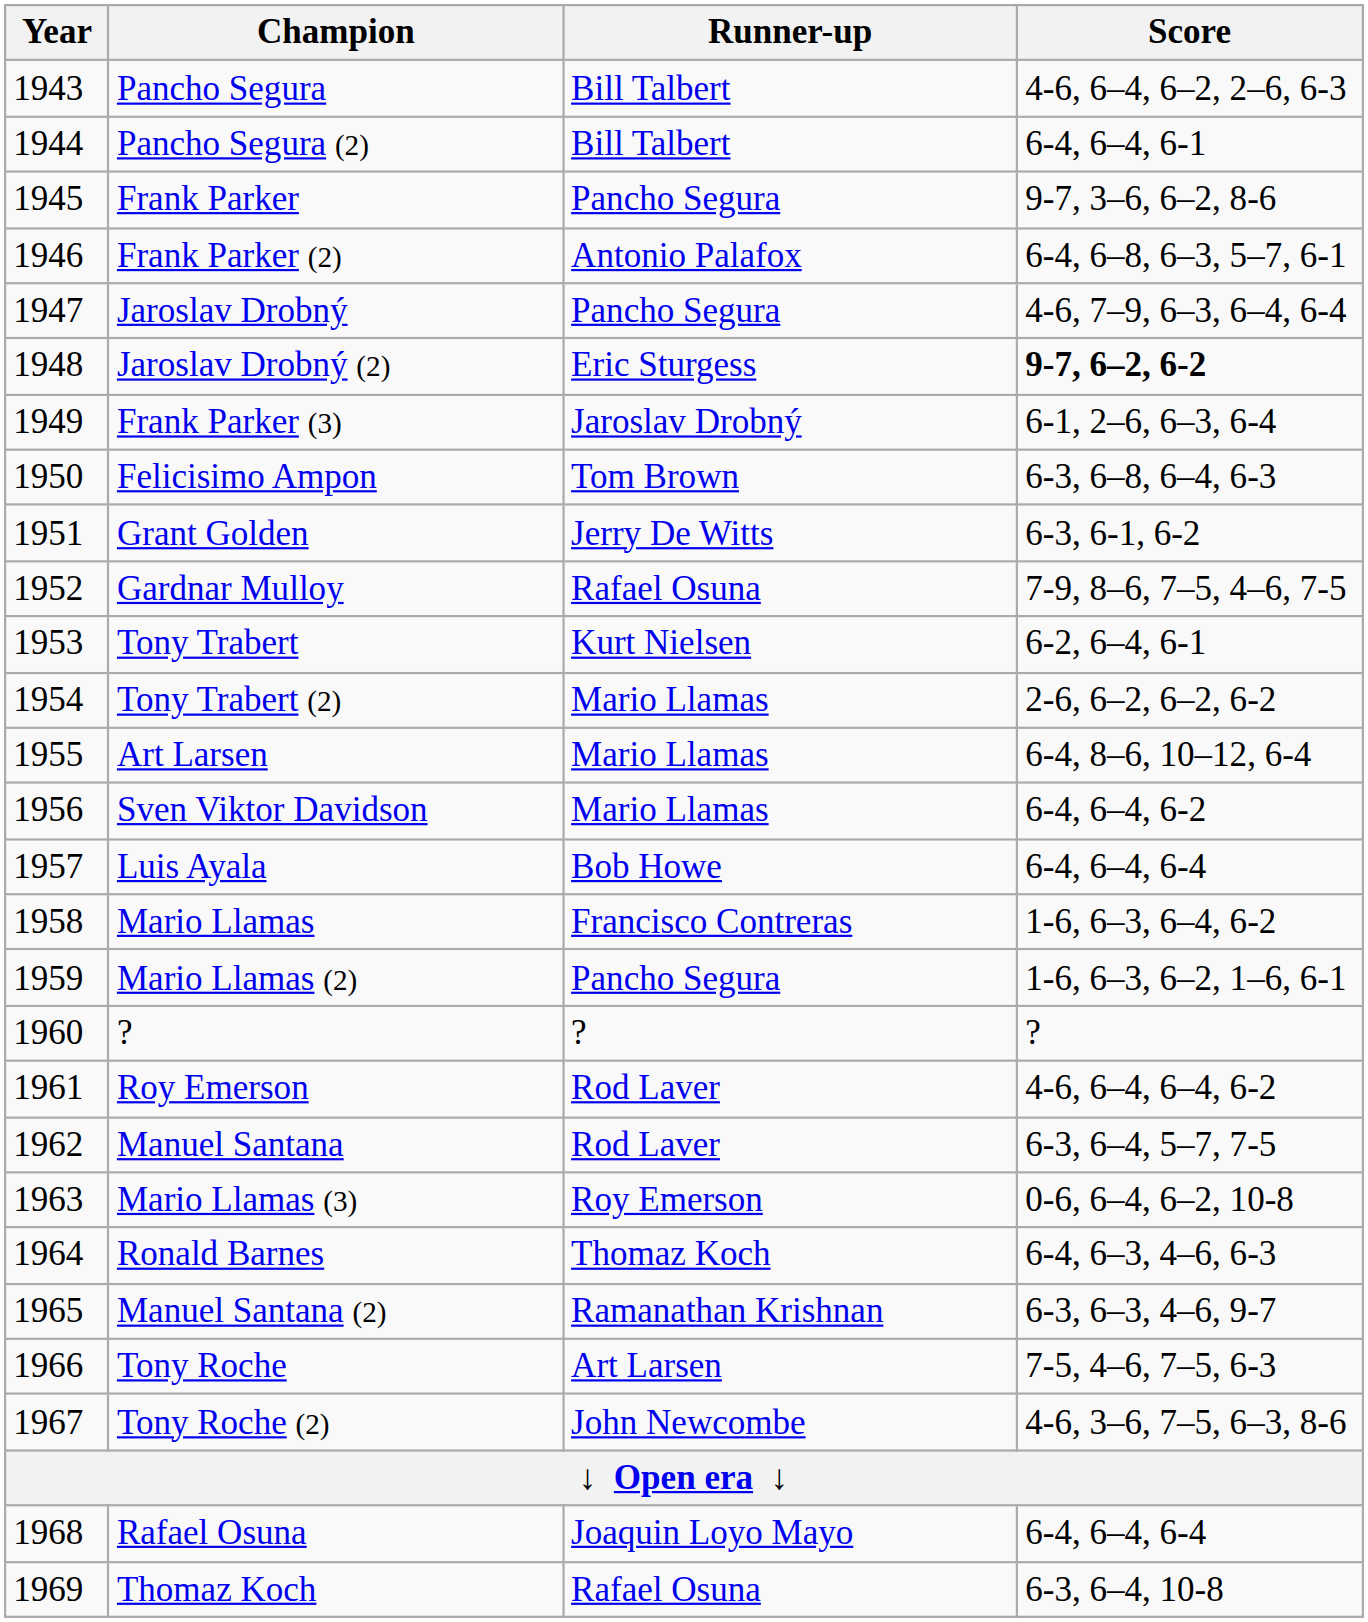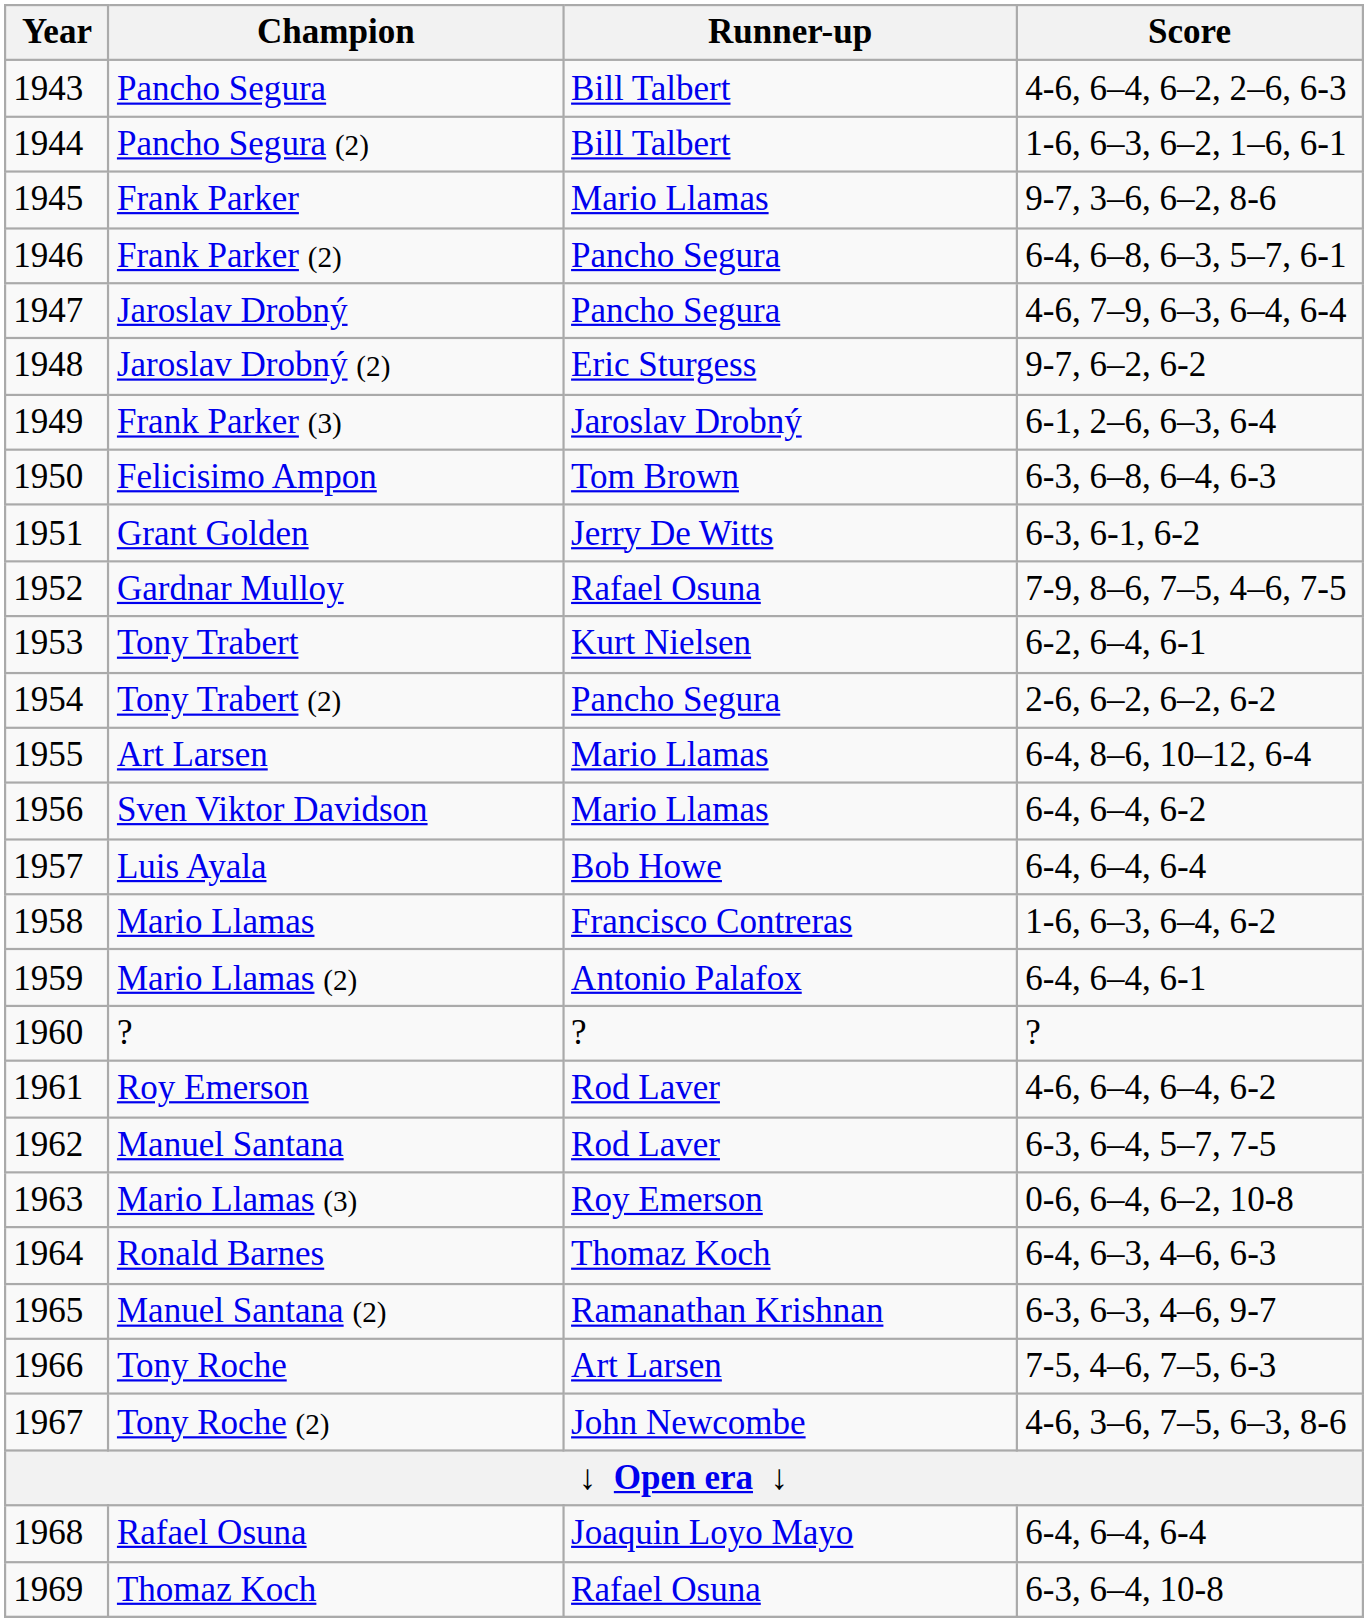(1116, 143) 6-4, 6–4, 6-1 -> (1186, 143) 1-6, 6–3, 6–2, 1–6, 6-1
(676, 198) Pancho Segura -> (670, 198) Mario Llamas
(686, 254) Antonio Palafox -> (676, 254) Pancho Segura
(1116, 365) bold -> (1116, 365) normal
(670, 699) Mario Llamas -> (676, 699) Pancho Segura
(676, 976) Pancho Segura -> (686, 976) Antonio Palafox
(1186, 976) 1-6, 6–3, 6–2, 1–6, 6-1 -> (1116, 976) 6-4, 6–4, 6-1
